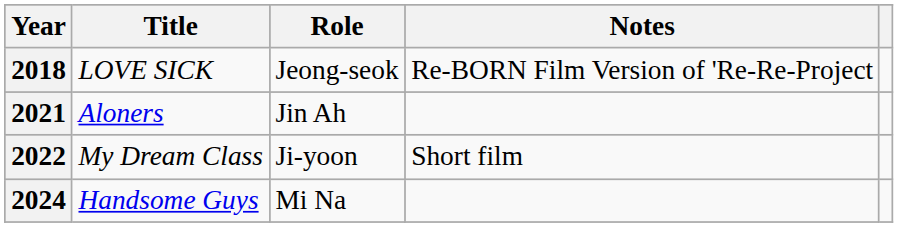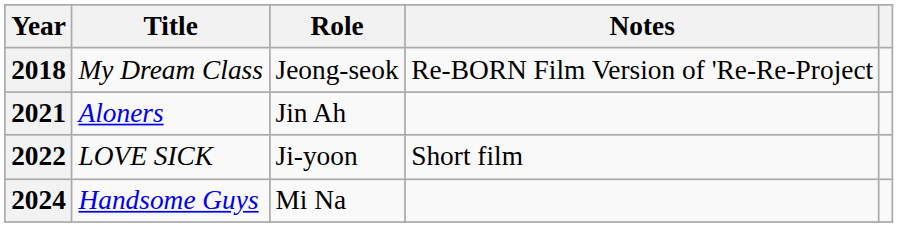(146, 69) LOVE SICK -> (171, 69) My Dream Class
(171, 156) My Dream Class -> (146, 156) LOVE SICK
